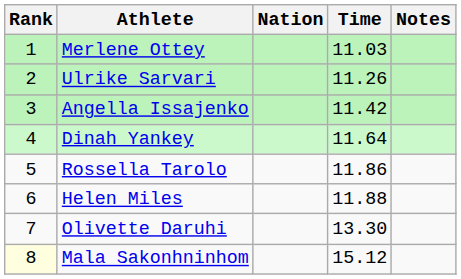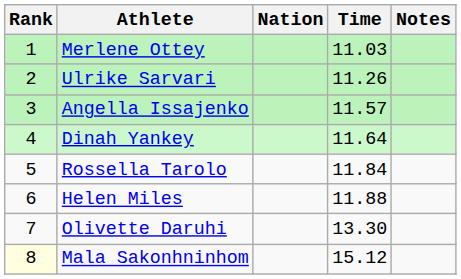(360, 109) 11.42 -> (360, 109) 11.57
(360, 169) 11.86 -> (360, 169) 11.84
